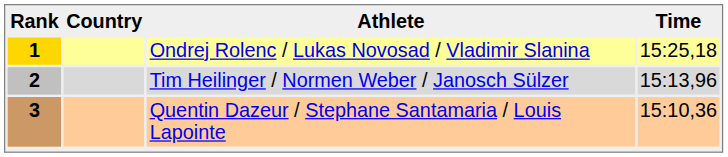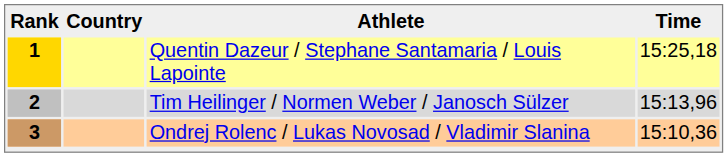(370, 50) Ondrej Rolenc / Lukas Novosad / Vladimir Slanina -> (355, 62) Quentin Dazeur / Stephane Santamaria / Louis Lapointe
(355, 121) Quentin Dazeur / Stephane Santamaria / Louis Lapointe -> (370, 132) Ondrej Rolenc / Lukas Novosad / Vladimir Slanina
